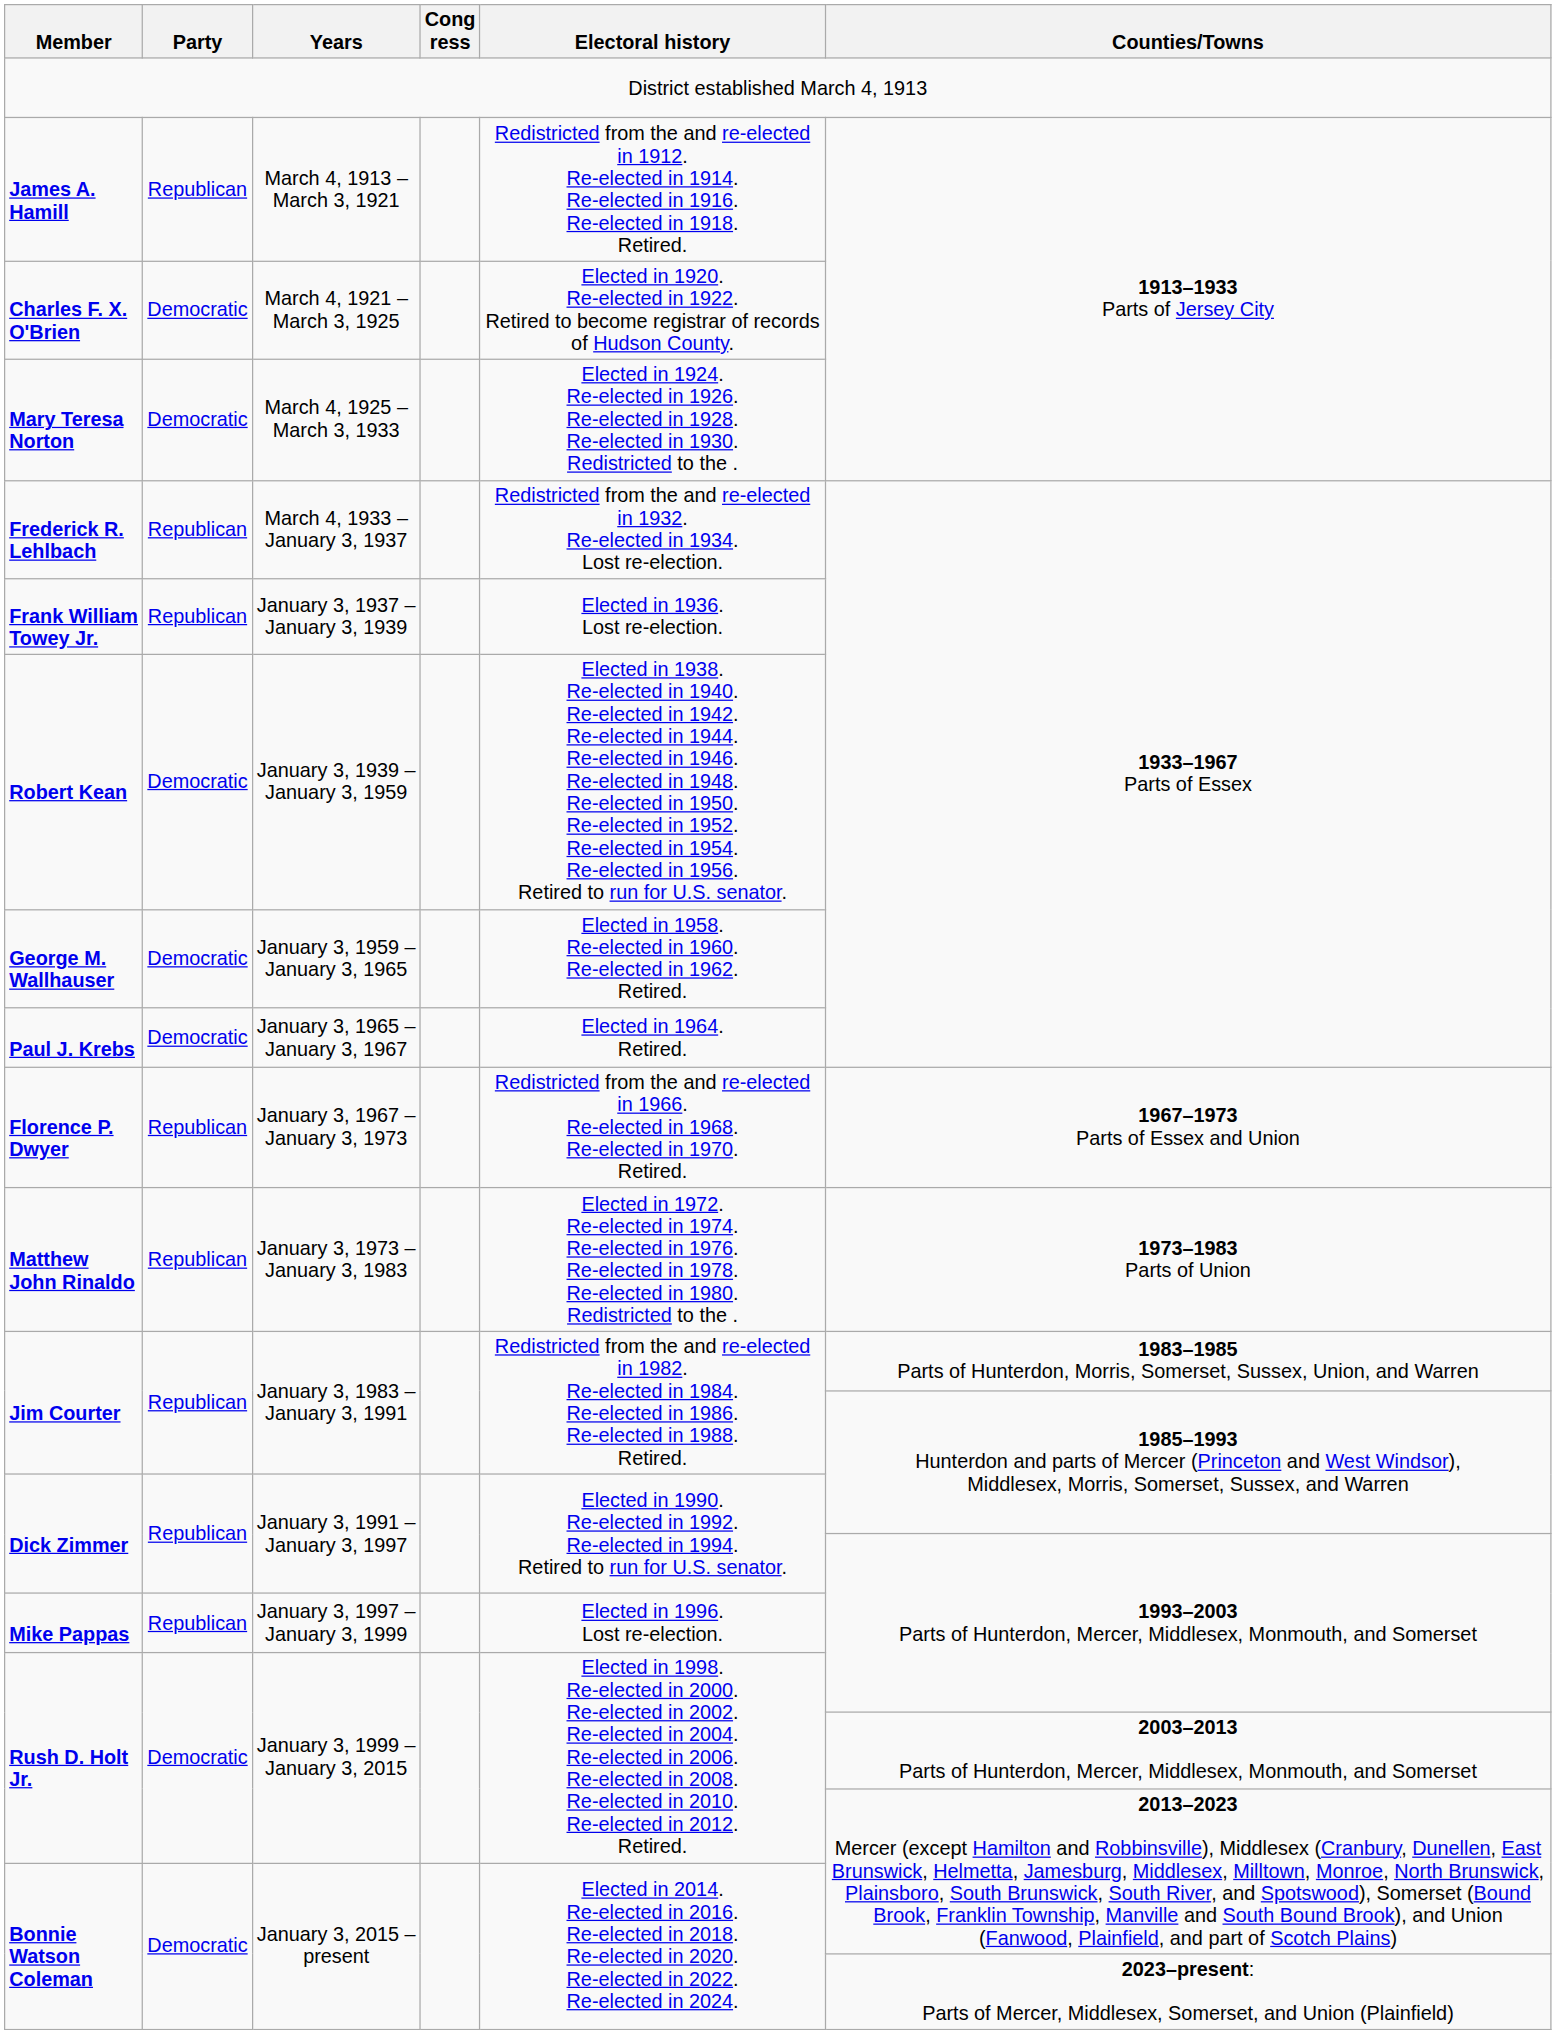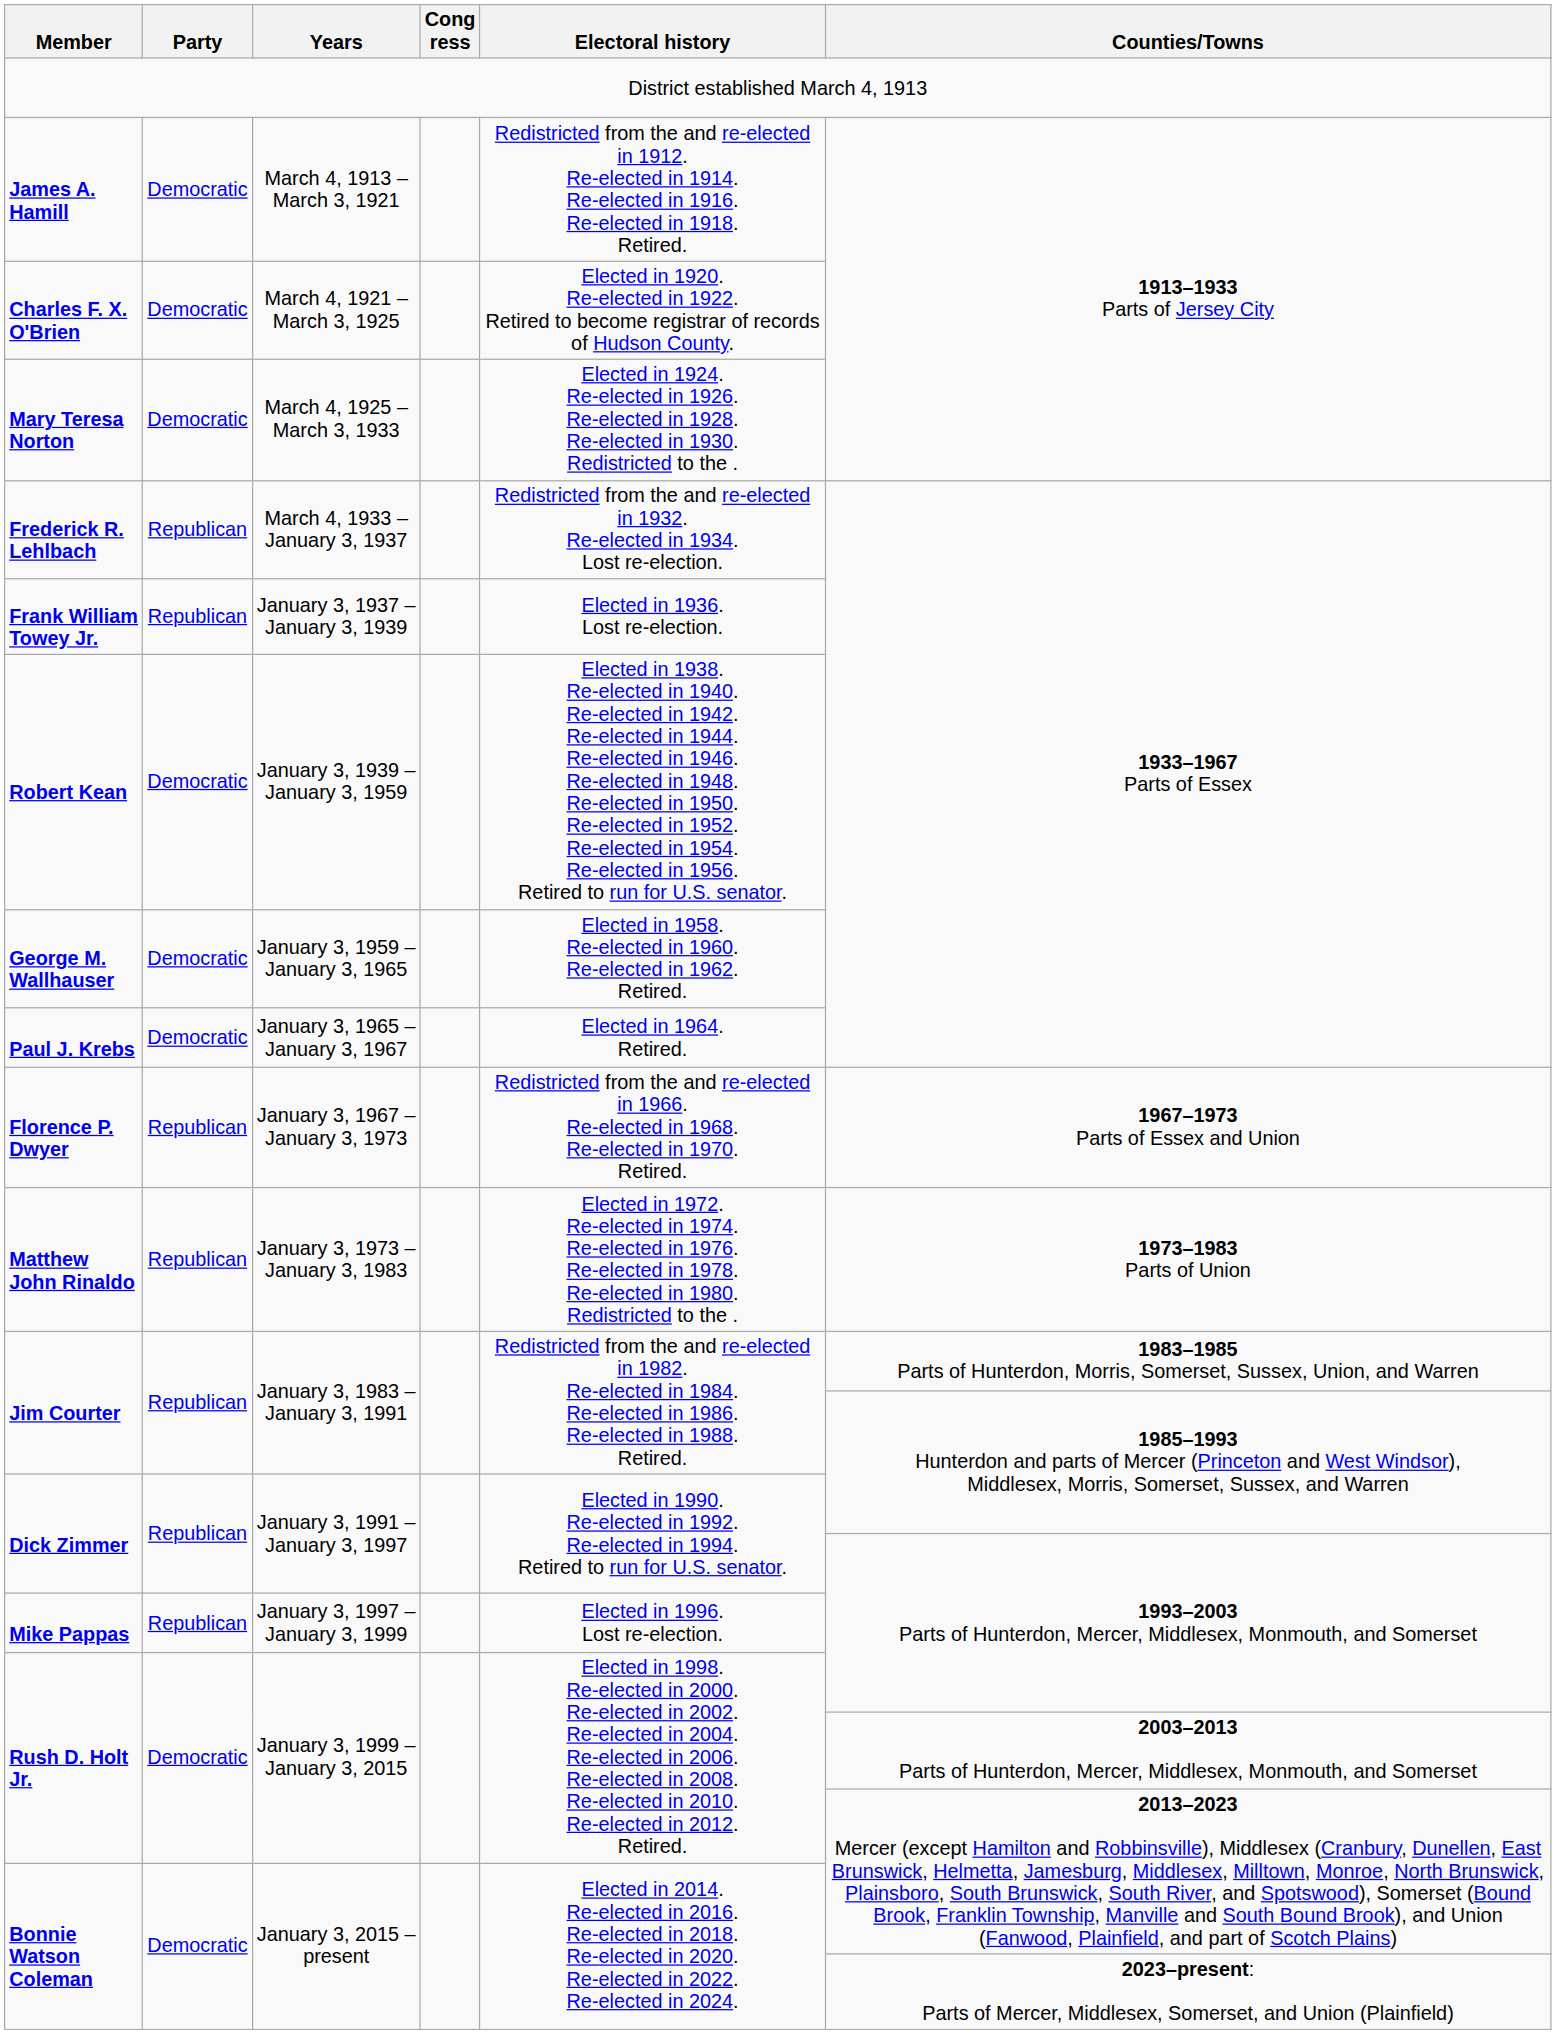(197, 189) Republican -> (197, 189) Democratic
